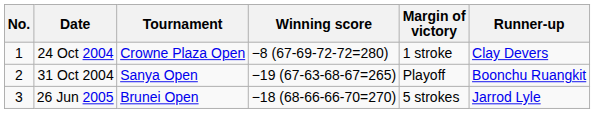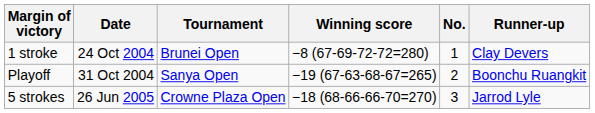columns swapped: (19, 24) <-> (434, 24)
(183, 53) Crowne Plaza Open -> (200, 53) Brunei Open
(159, 98) Brunei Open -> (223, 98) Crowne Plaza Open
